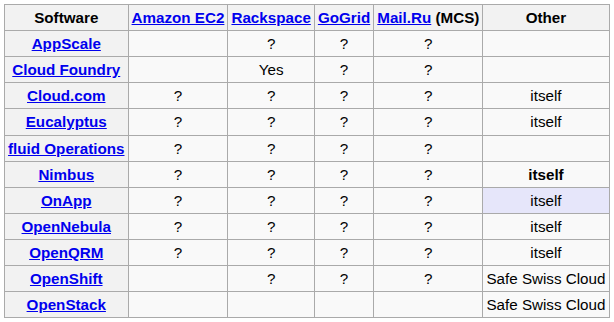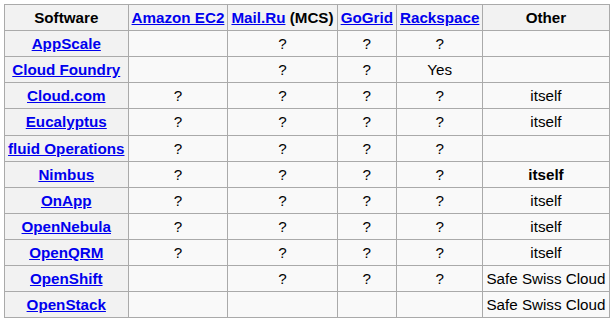columns swapped: (271, 18) <-> (428, 18)
(546, 200) lavender background -> (546, 200) no background
